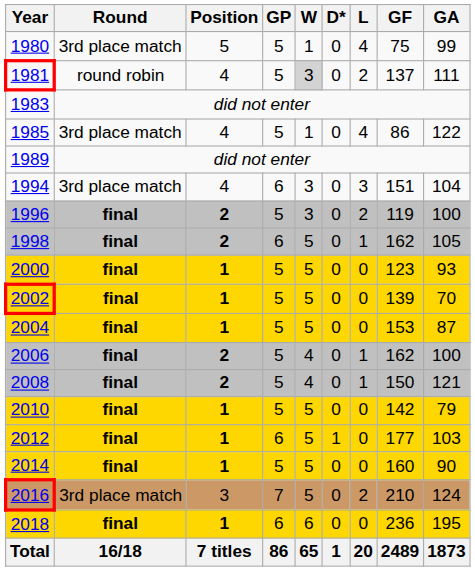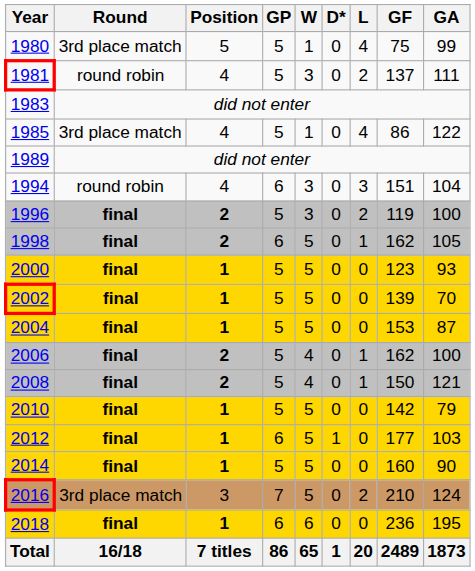(309, 75) lightgrey background -> (309, 75) no background
(120, 186) 3rd place match -> (120, 186) round robin
